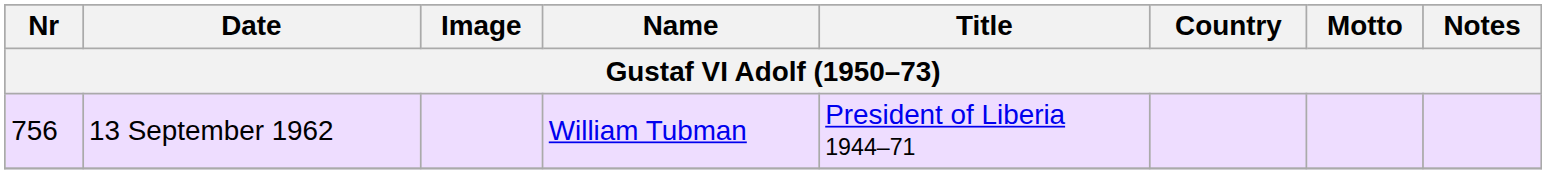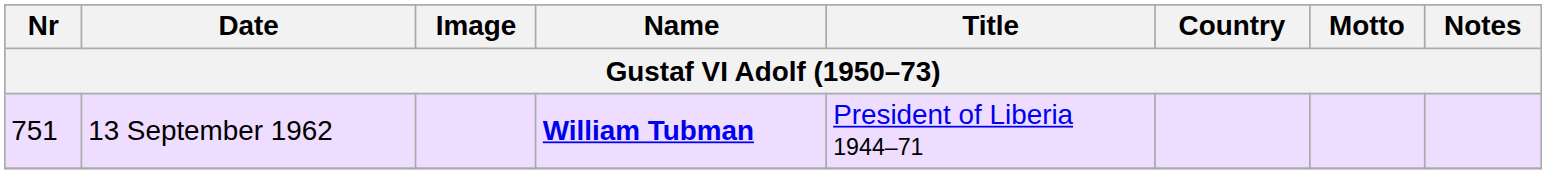(35, 130) 756 -> (35, 130) 751
(648, 130) normal -> (648, 130) bold
